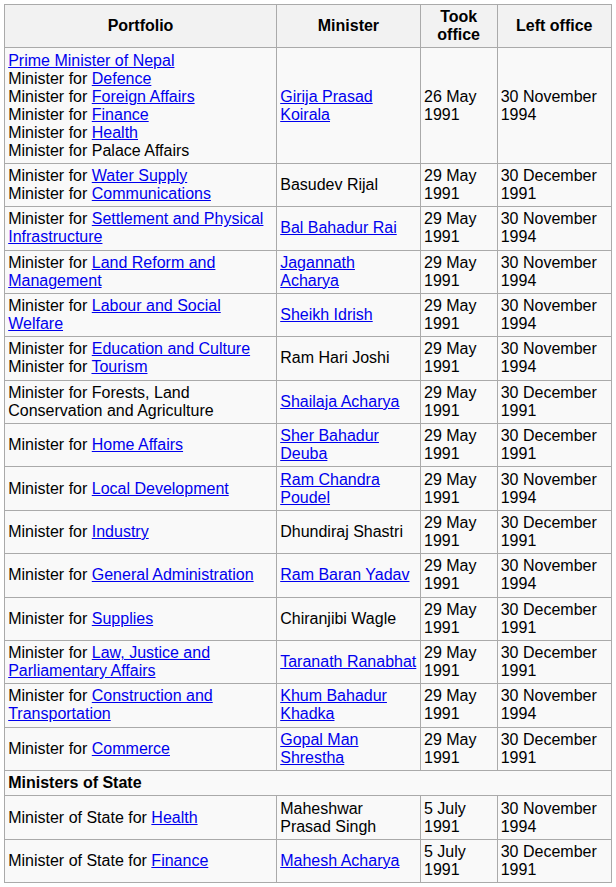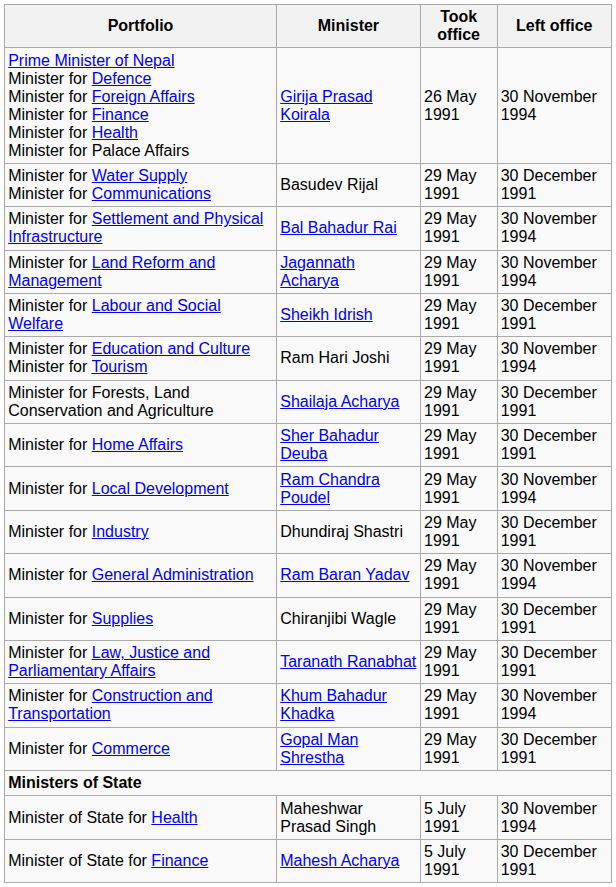(549, 315) 30 November 1994 -> (549, 315) 30 December 1991
